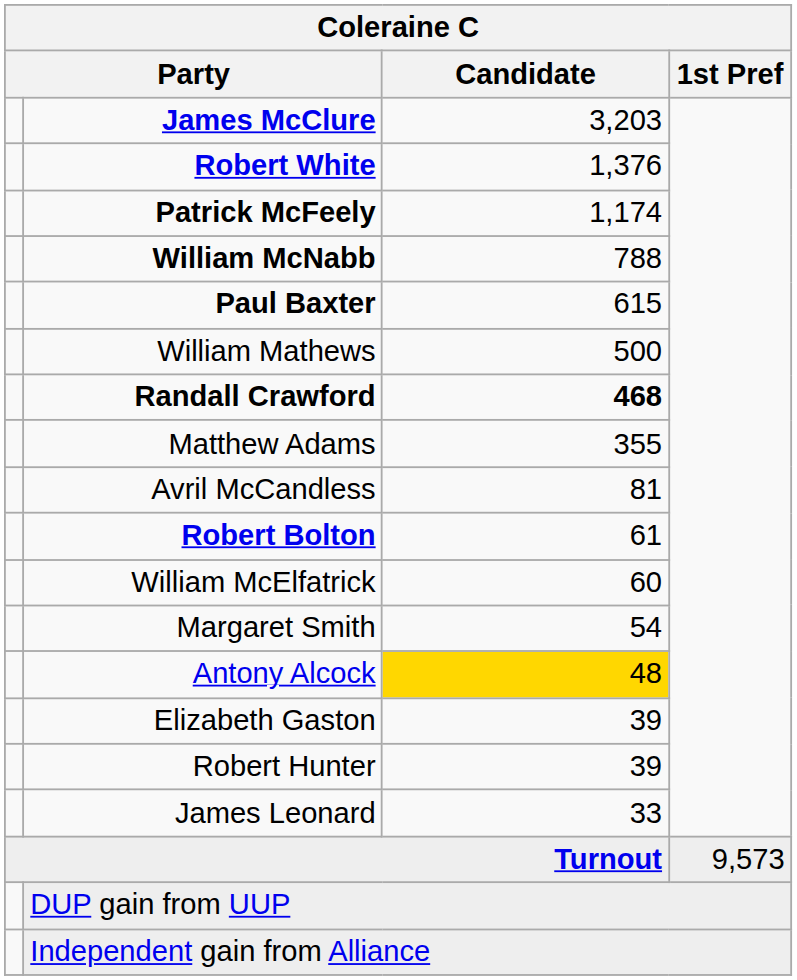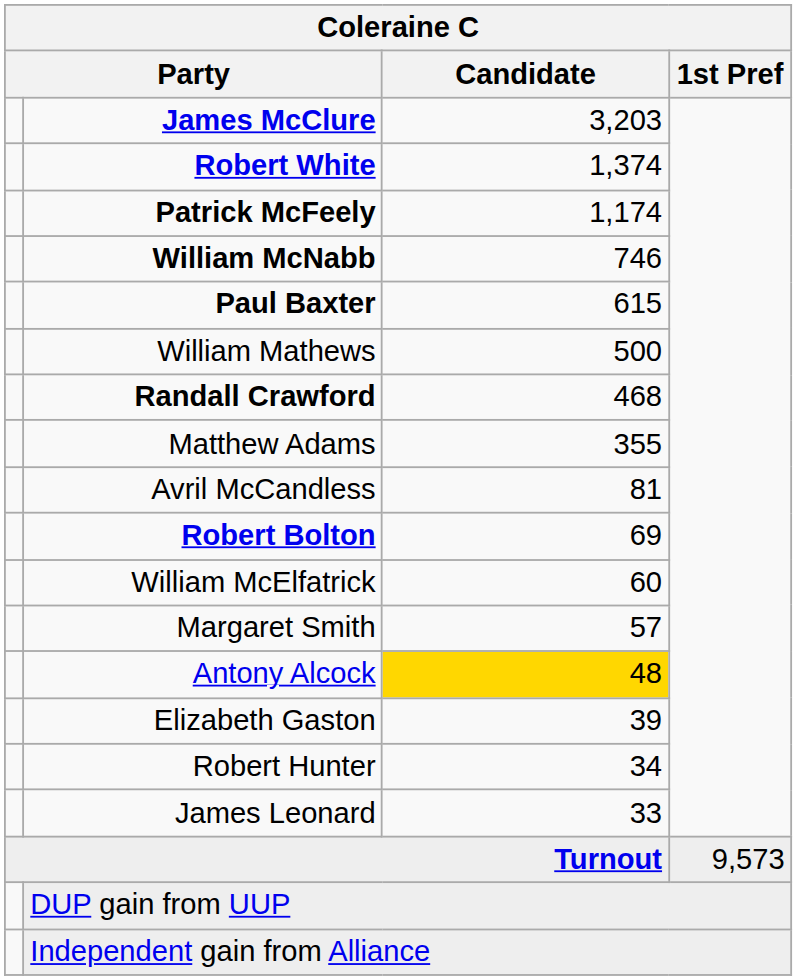(626, 166) 1,376 -> (626, 166) 1,374
(638, 258) 788 -> (638, 258) 746
(638, 397) bold -> (638, 397) normal
(646, 535) 61 -> (646, 535) 69
(646, 627) 54 -> (646, 627) 57
(646, 766) 39 -> (646, 766) 34
